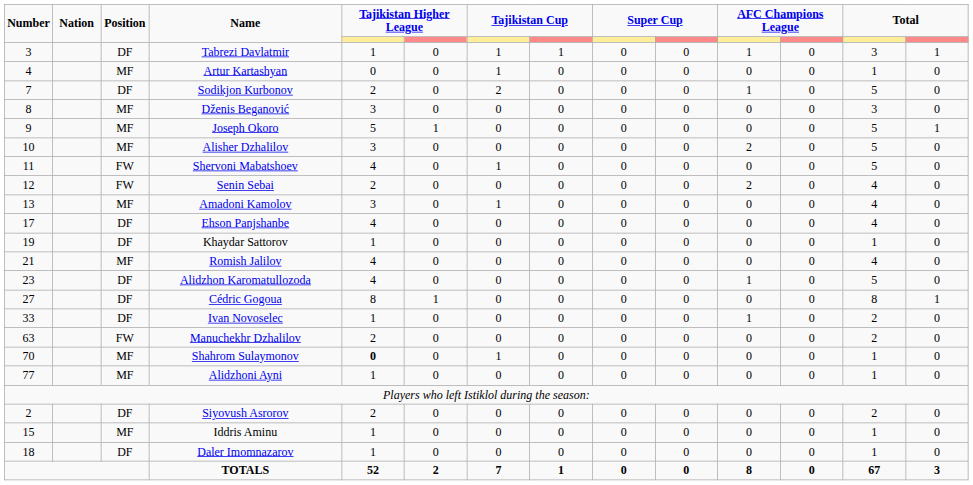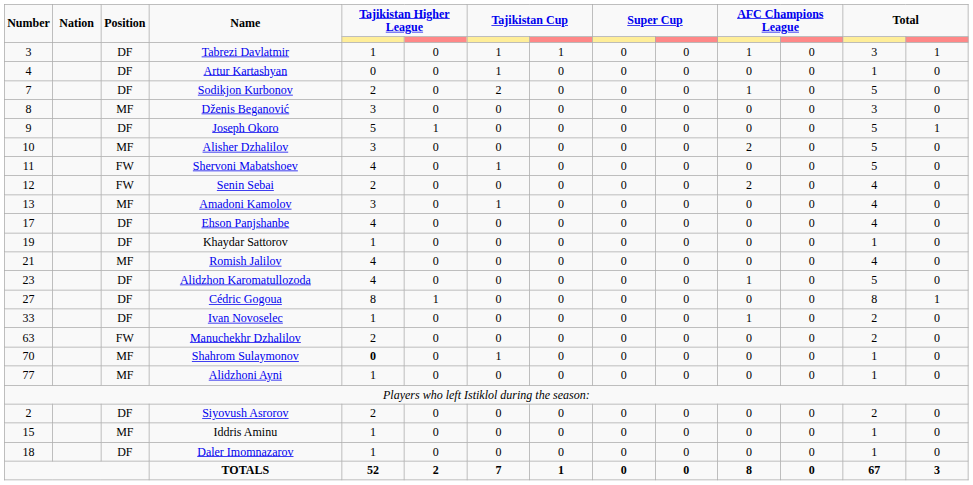(125, 71) MF -> (125, 71) DF
(125, 128) MF -> (125, 128) DF
